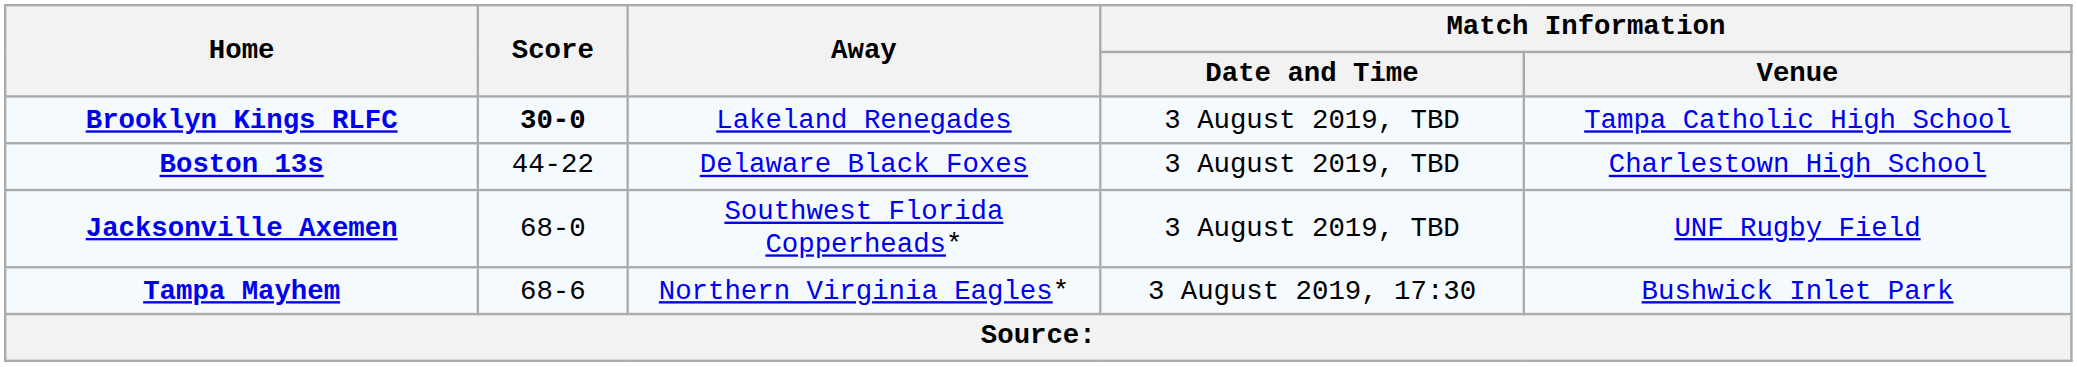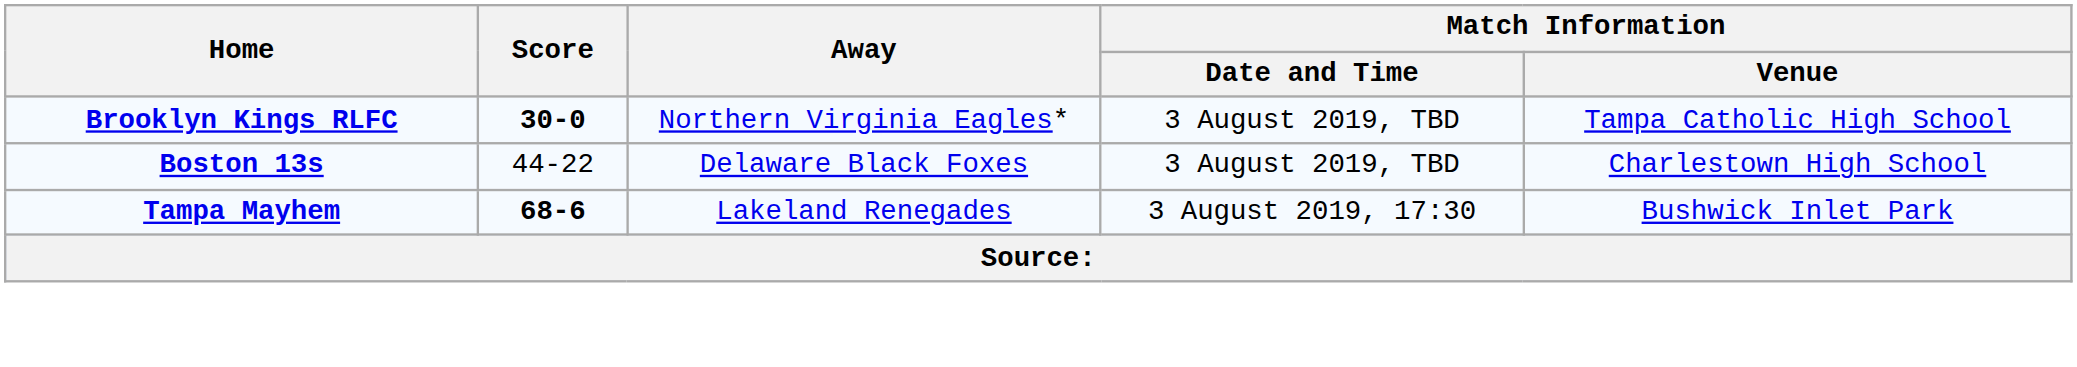(864, 120) Lakeland Renegades -> (864, 120) Northern Virginia Eagles*
- row: (242, 228)
(553, 291) normal -> (553, 212) bold
(864, 291) Northern Virginia Eagles* -> (864, 212) Lakeland Renegades
